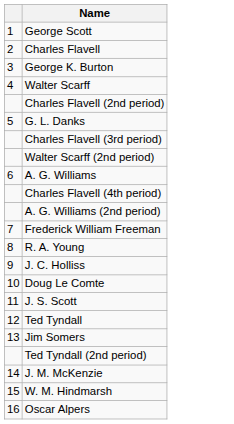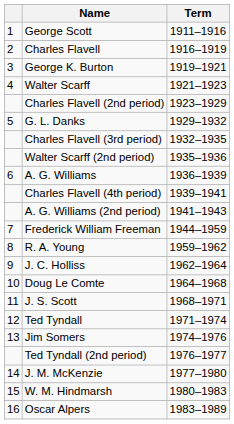+ column: (198, 13)
